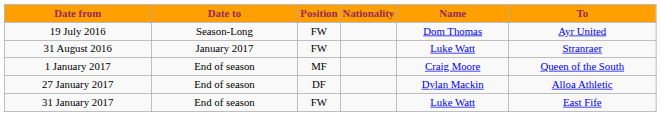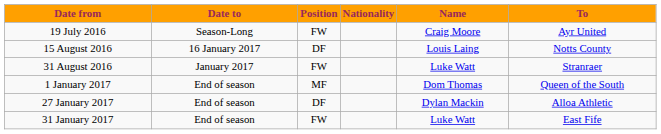(453, 31) Dom Thomas -> (453, 31) Craig Moore
+ row: (78, 49)
(453, 67) Craig Moore -> (453, 85) Dom Thomas
